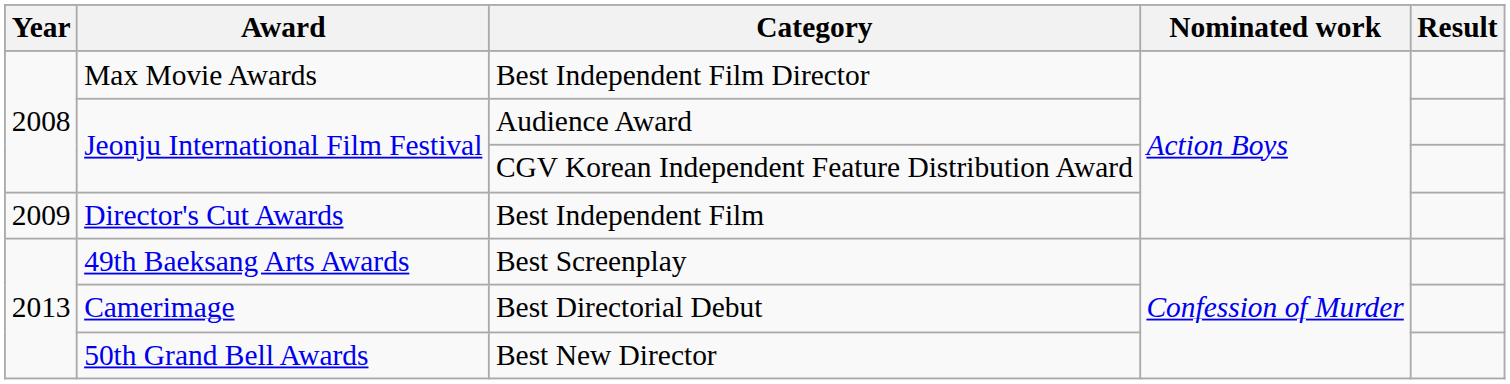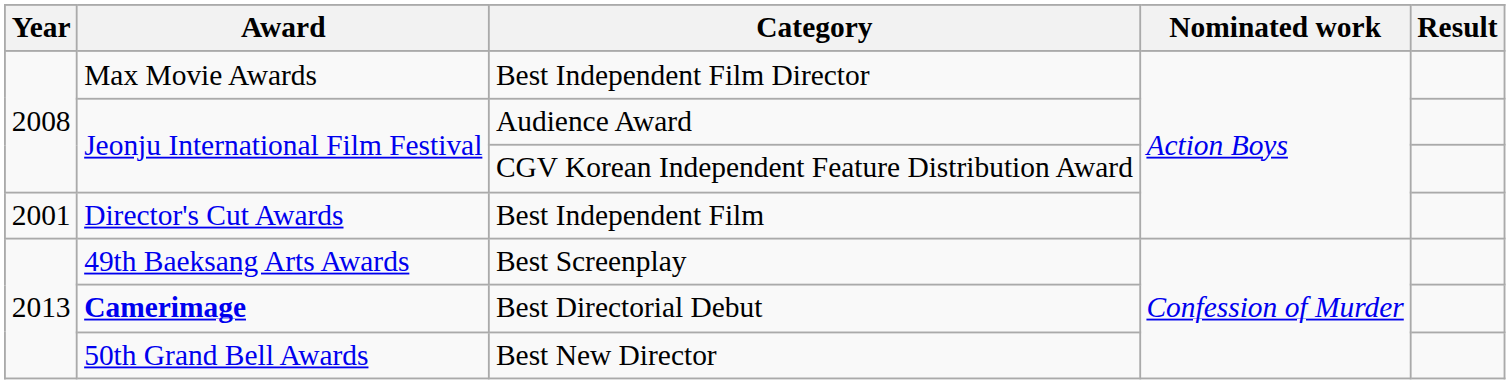(41, 214) 2009 -> (41, 214) 2001
(159, 307) normal -> (165, 307) bold
